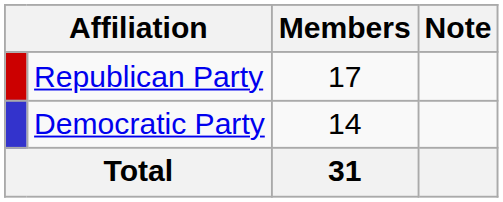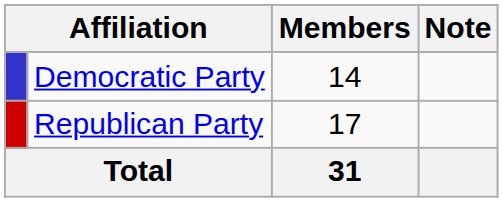rows swapped: (149, 76) <-> (149, 123)
